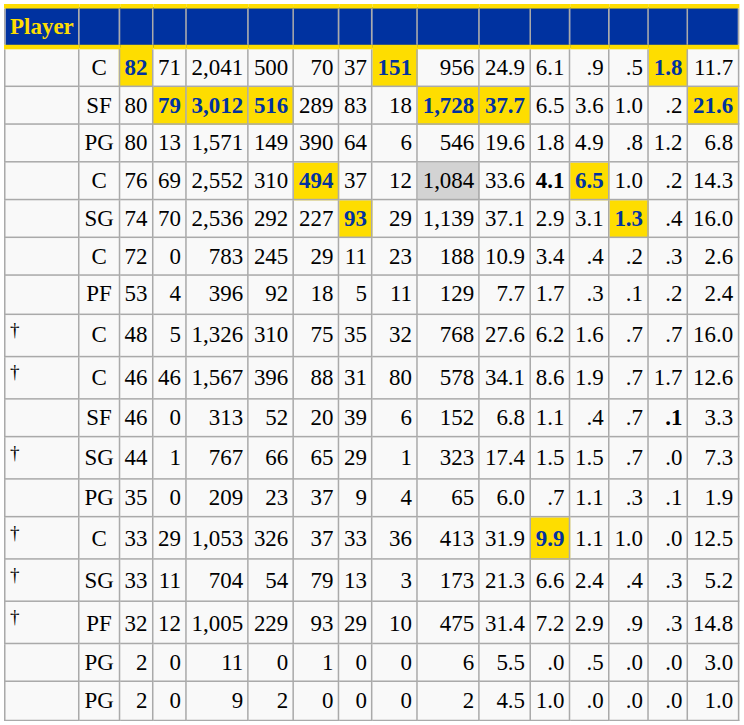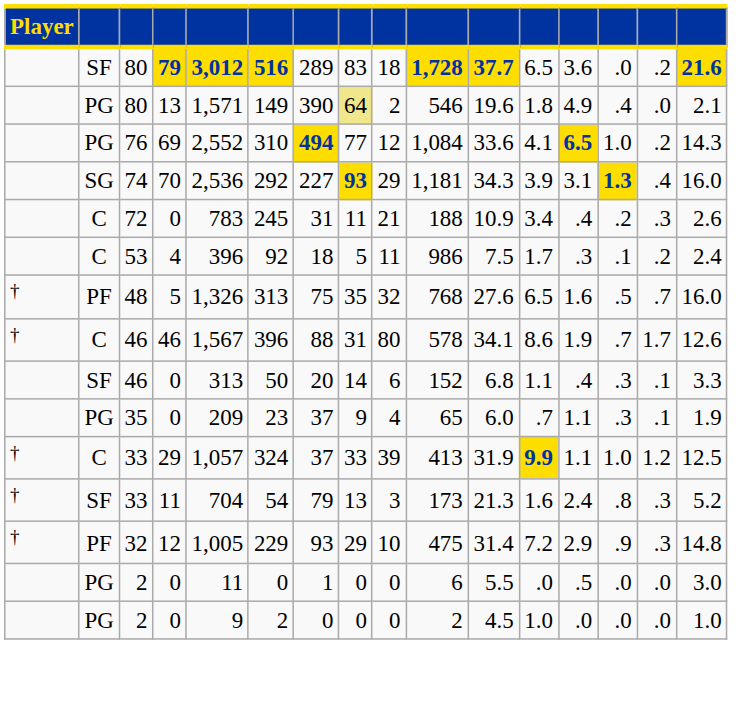- row: (136, 67)
(629, 105) 1.0 -> (623, 67) .0
(355, 143) no background -> (355, 105) khaki background
(406, 143) 6 -> (395, 105) 2
(634, 143) .8 -> (623, 105) .4
(668, 143) 1.2 -> (662, 105) .0
(719, 143) 6.8 -> (707, 105) 2.1
(99, 181) C -> (99, 143) PG
(355, 181) 37 -> (355, 143) 77
(448, 181) lightgrey background -> (437, 143) no background
(550, 181) bold -> (539, 143) normal
(448, 218) 1,139 -> (437, 181) 1,181
(505, 218) 37.1 -> (494, 181) 34.3
(550, 218) 2.9 -> (539, 181) 3.9
(322, 256) 29 -> (322, 218) 31
(401, 256) 23 -> (389, 218) 21
(99, 294) PF -> (99, 256) C
(457, 294) 129 -> (446, 256) 986
(511, 294) 7.7 -> (499, 256) 7.5
(99, 334) C -> (99, 296) PF
(271, 334) 310 -> (271, 296) 313
(550, 334) 6.2 -> (539, 296) 6.5
(634, 334) .7 -> (623, 296) .5
(277, 417) 52 -> (277, 379) 50
(355, 417) 39 -> (355, 379) 14
(634, 417) .7 -> (623, 379) .3
(674, 417) bold -> (662, 379) normal
- row: (136, 457)
(217, 537) 1,053 -> (217, 457) 1,057
(271, 537) 326 -> (271, 457) 324
(401, 537) 36 -> (389, 457) 39
(674, 537) .0 -> (657, 457) 1.2
(99, 580) SG -> (99, 499) SF
(550, 580) 6.6 -> (539, 499) 1.6
(634, 580) .4 -> (623, 499) .8
